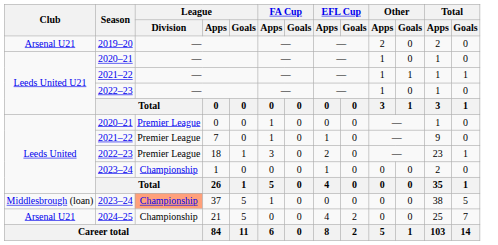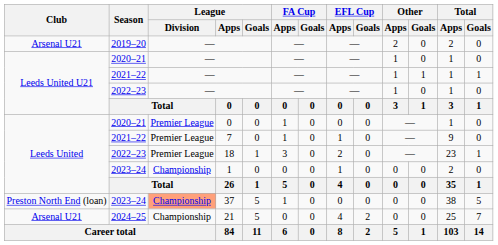(50, 201) Middlesbrough (loan) -> (57, 201) Preston North End (loan)
